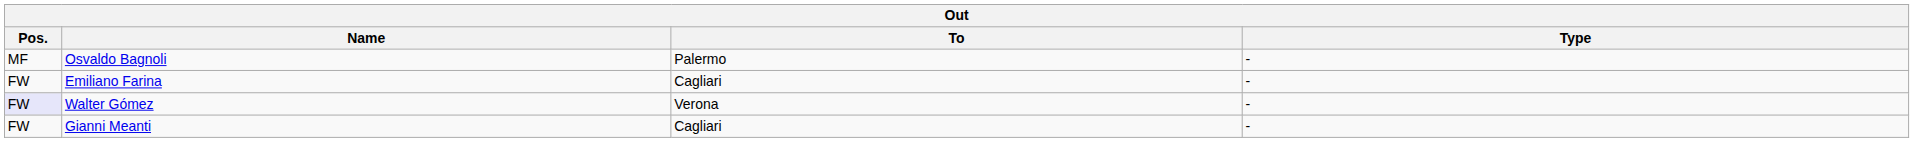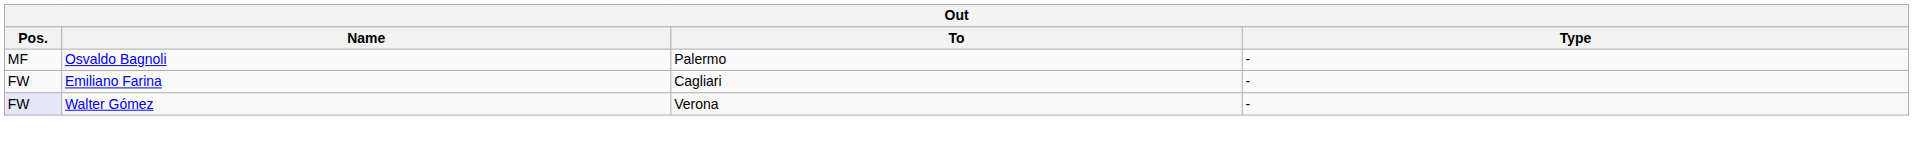- row: (108, 126)
